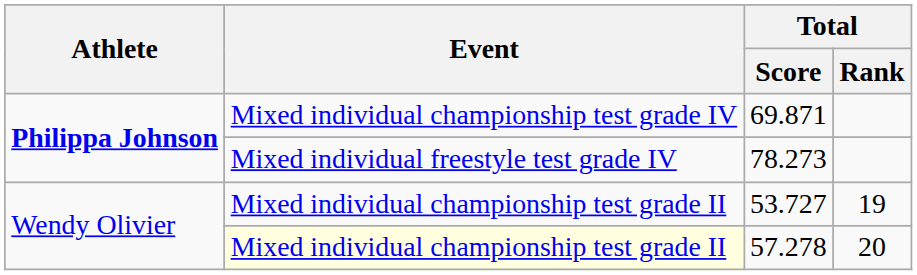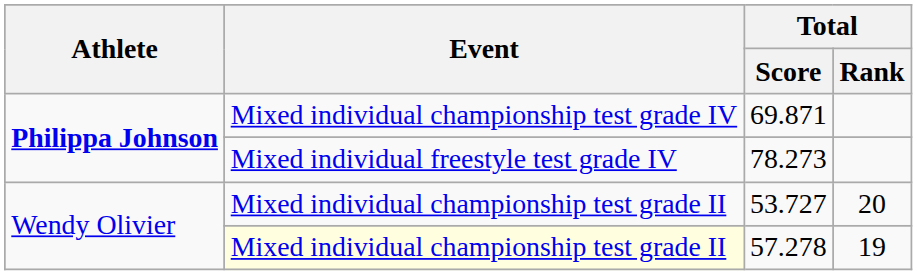(872, 203) 19 -> (872, 203) 20
(872, 247) 20 -> (872, 247) 19
